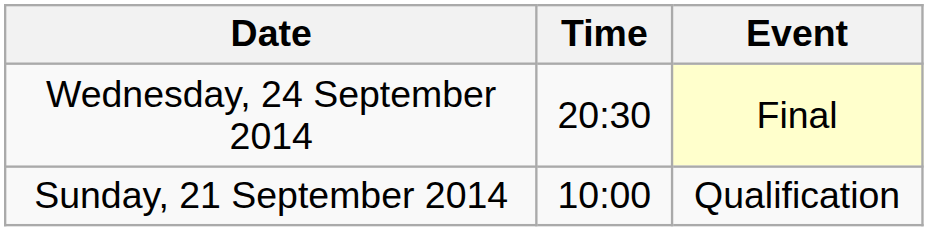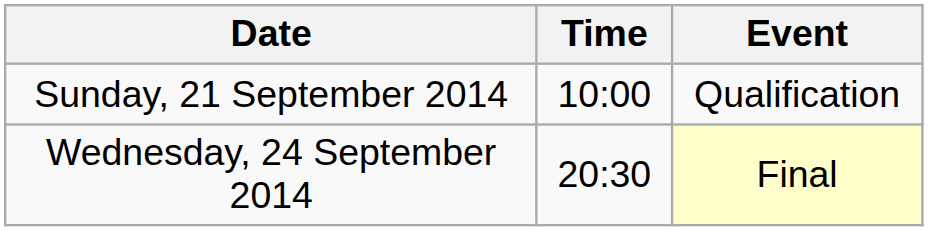rows swapped: (271, 195) <-> (271, 114)
